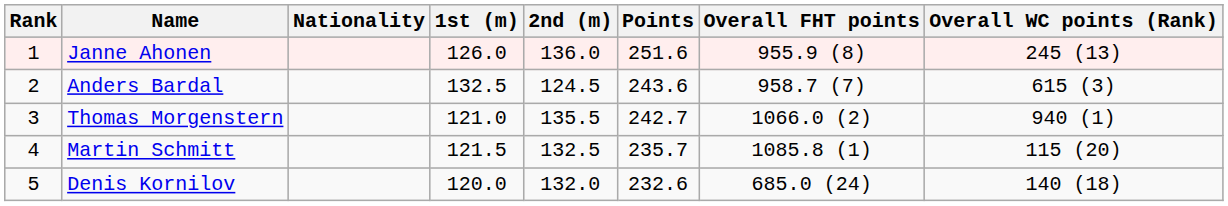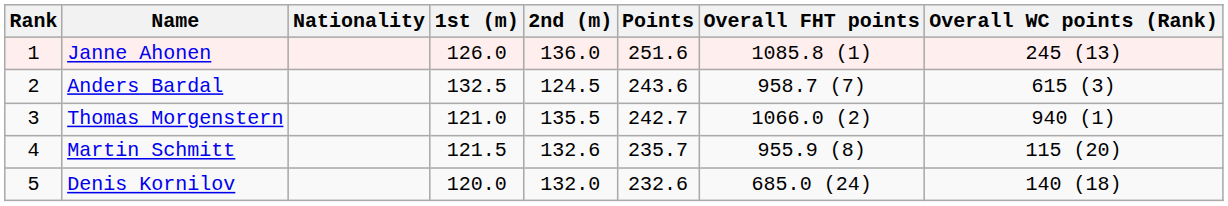(812, 54) 955.9 (8) -> (812, 54) 1085.8 (1)
(570, 152) 132.5 -> (570, 152) 132.6
(812, 152) 1085.8 (1) -> (812, 152) 955.9 (8)
